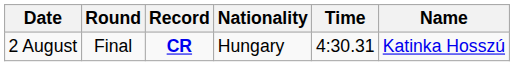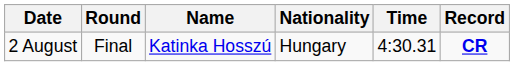columns swapped: (444, 18) <-> (179, 18)
